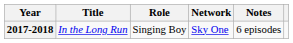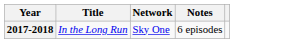- column: (159, 13)
